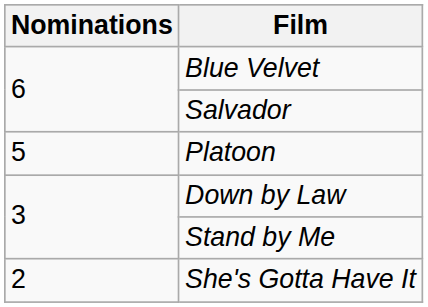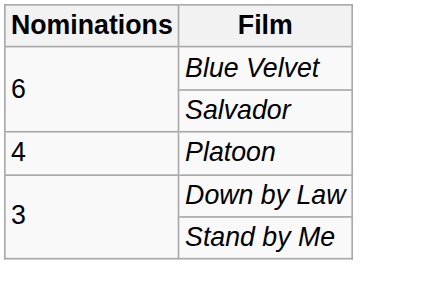(18, 152) 5 -> (18, 152) 4
- row: (301, 279)
